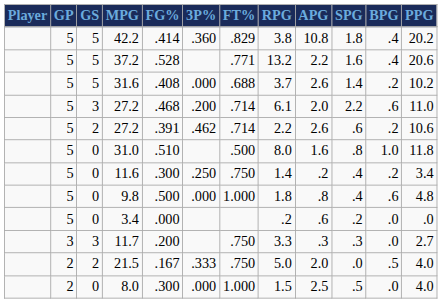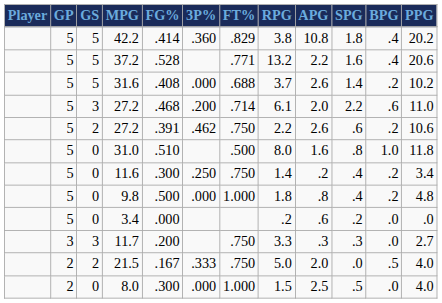(243, 128) .714 -> (243, 128) .750
(393, 196) .6 -> (393, 196) .2
